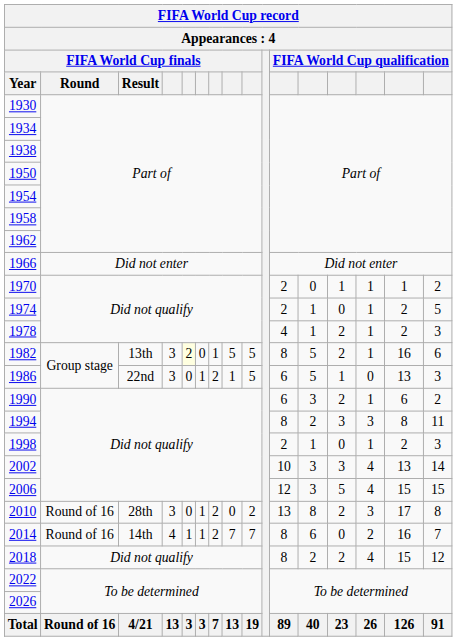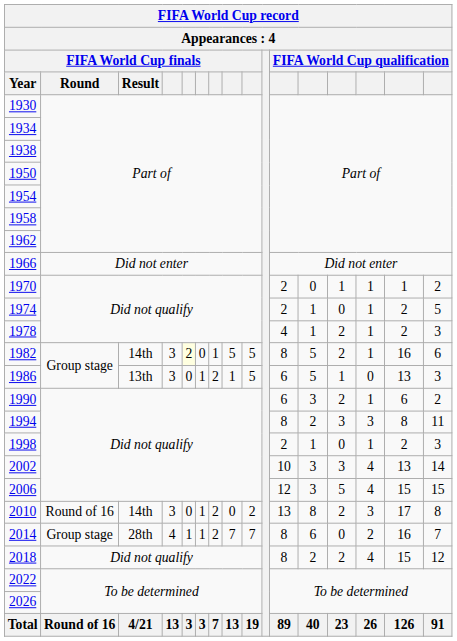(140, 354) 13th -> (140, 354) 14th
(140, 377) 22nd -> (140, 377) 13th
(140, 512) 28th -> (140, 512) 14th
(80, 535) Round of 16 -> (80, 535) Group stage
(140, 535) 14th -> (140, 535) 28th
